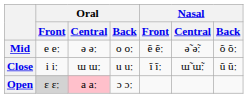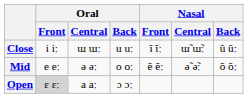rows swapped: (20, 66) <-> (20, 48)
(89, 84) pink background -> (89, 84) no background
